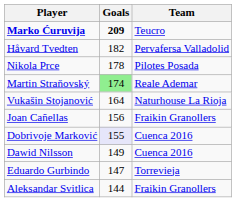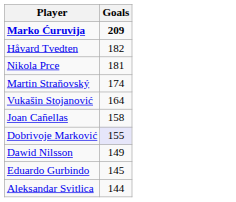- column: (182, 13)
(116, 65) 178 -> (116, 65) 181
(116, 83) lightgreen background -> (116, 83) no background
(116, 118) 156 -> (116, 118) 158
(116, 170) 147 -> (116, 170) 145
